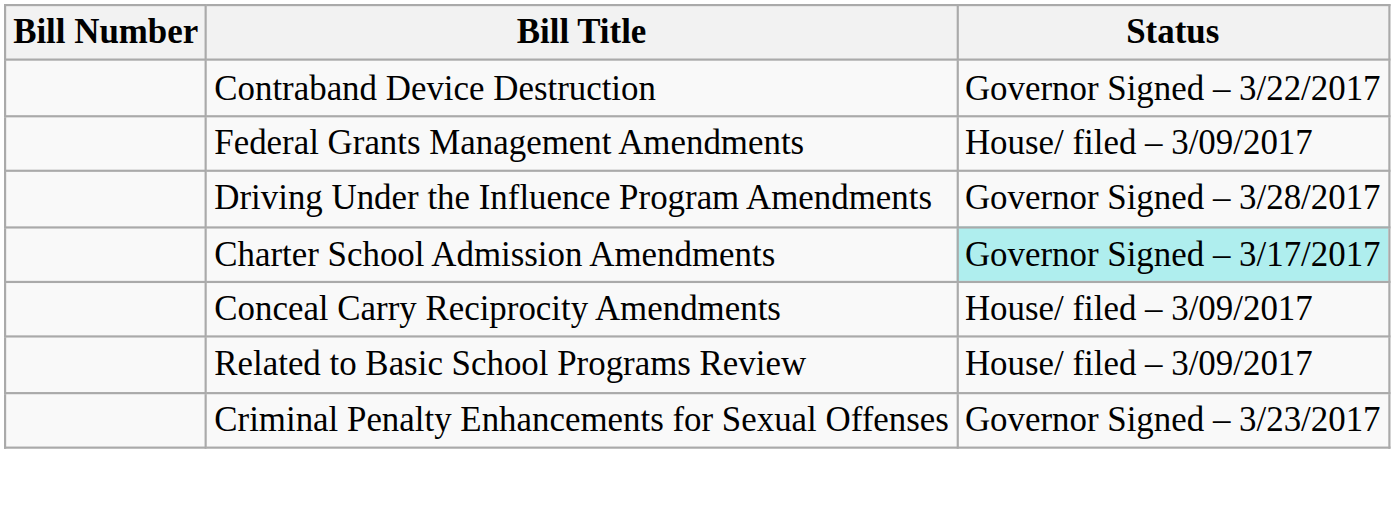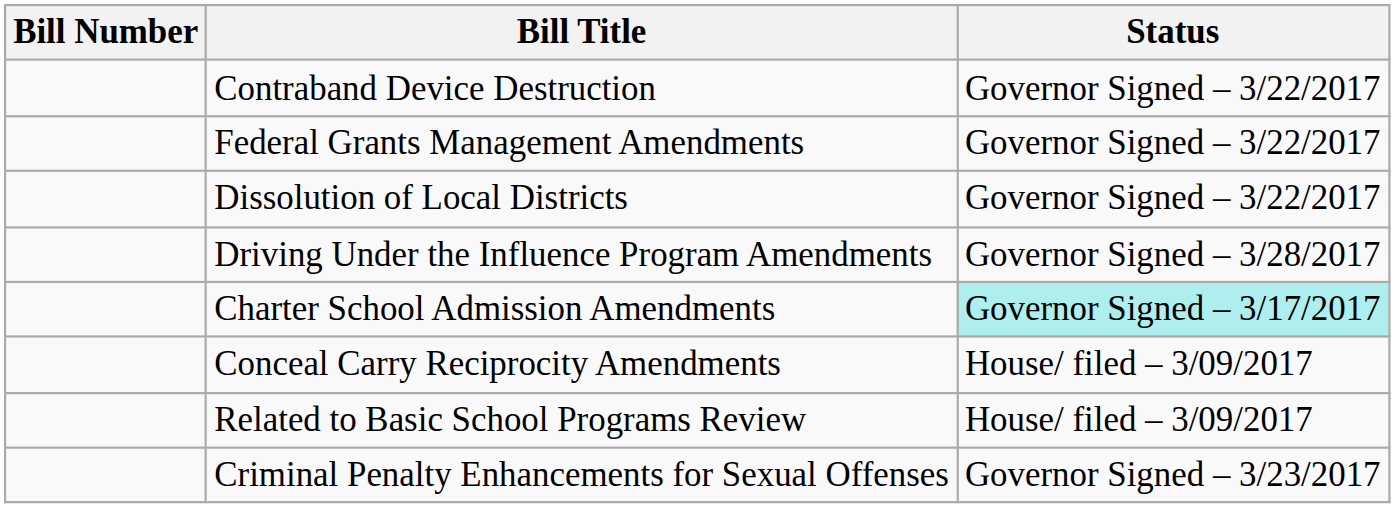(1139, 142) House/ filed – 3/09/2017 -> (1173, 142) Governor Signed – 3/22/2017
+ row: (421, 198)
